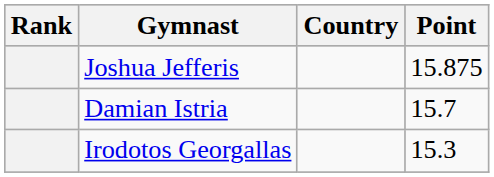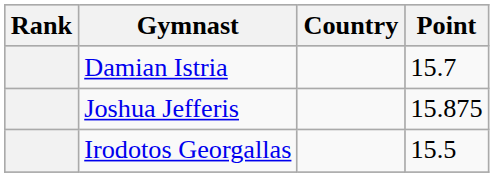rows swapped: (162, 66) <-> (156, 108)
(433, 150) 15.3 -> (433, 150) 15.5
